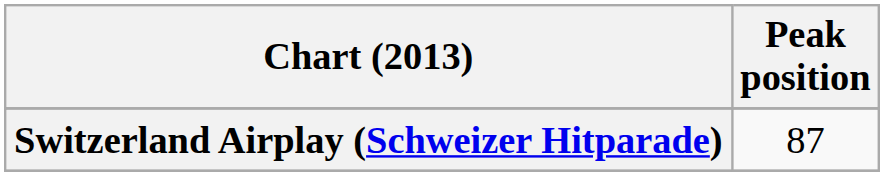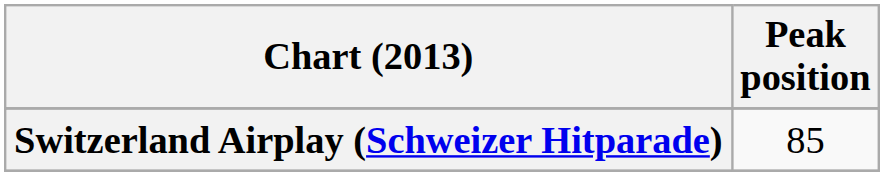(805, 139) 87 -> (805, 139) 85
